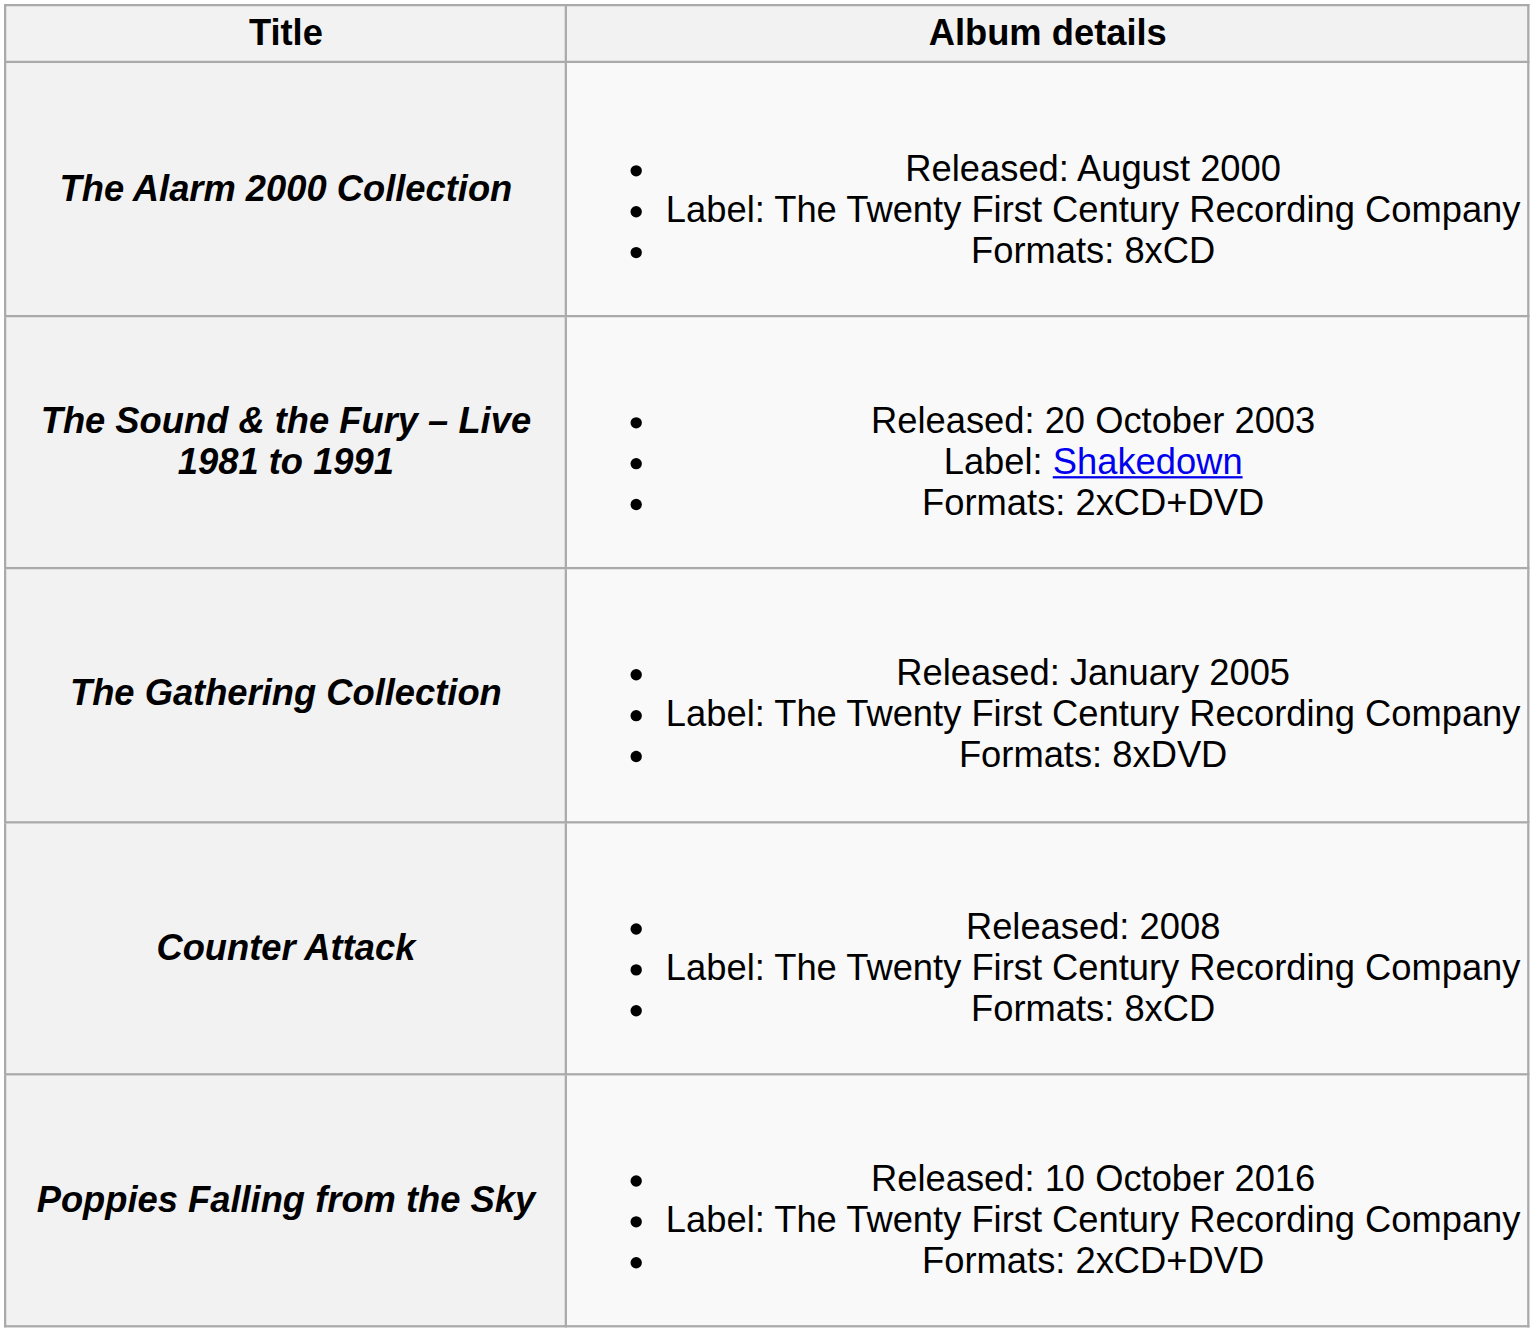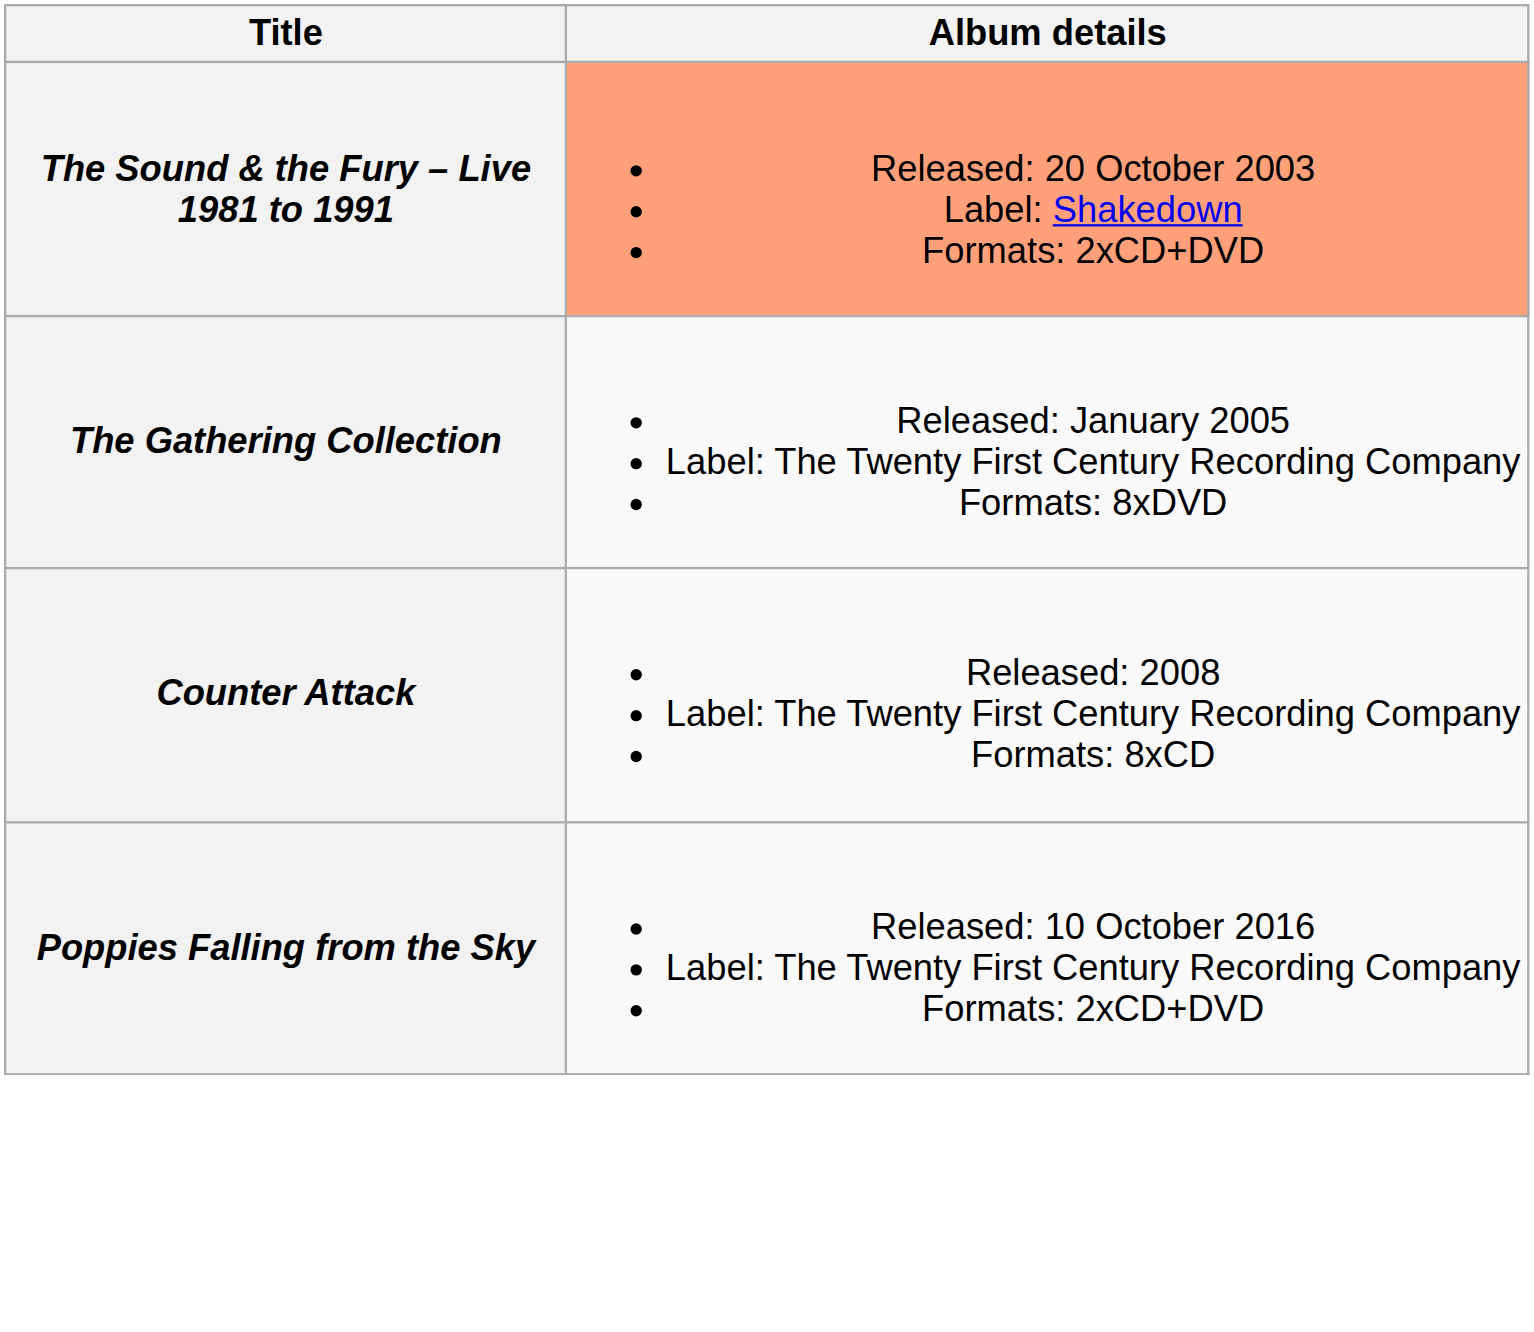- row: (286, 188)
(1048, 462) no background -> (1048, 210) lightsalmon background
